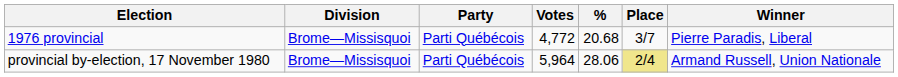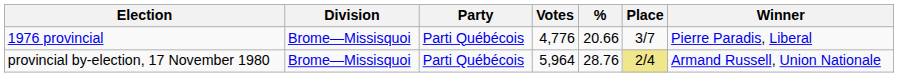(557, 38) 4,772 -> (557, 38) 4,776
(601, 38) 20.68 -> (601, 38) 20.66
(601, 60) 28.06 -> (601, 60) 28.76
